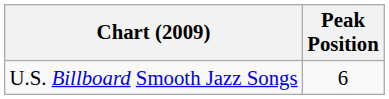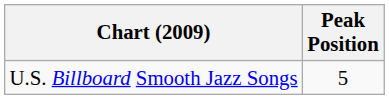(343, 77) 6 -> (343, 77) 5
